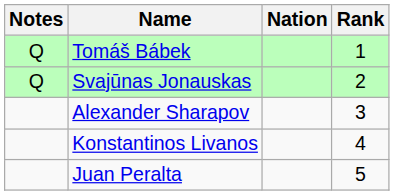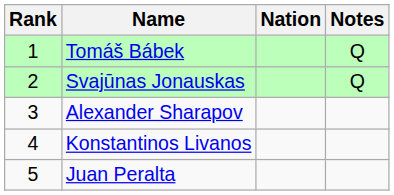columns swapped: (361, 19) <-> (36, 19)
